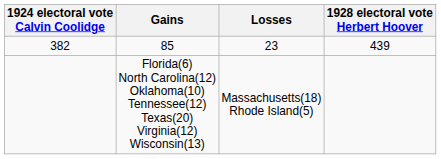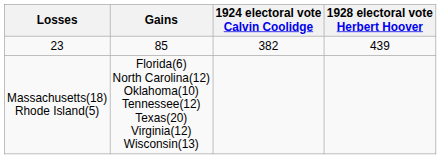columns swapped: (60, 20) <-> (271, 20)
